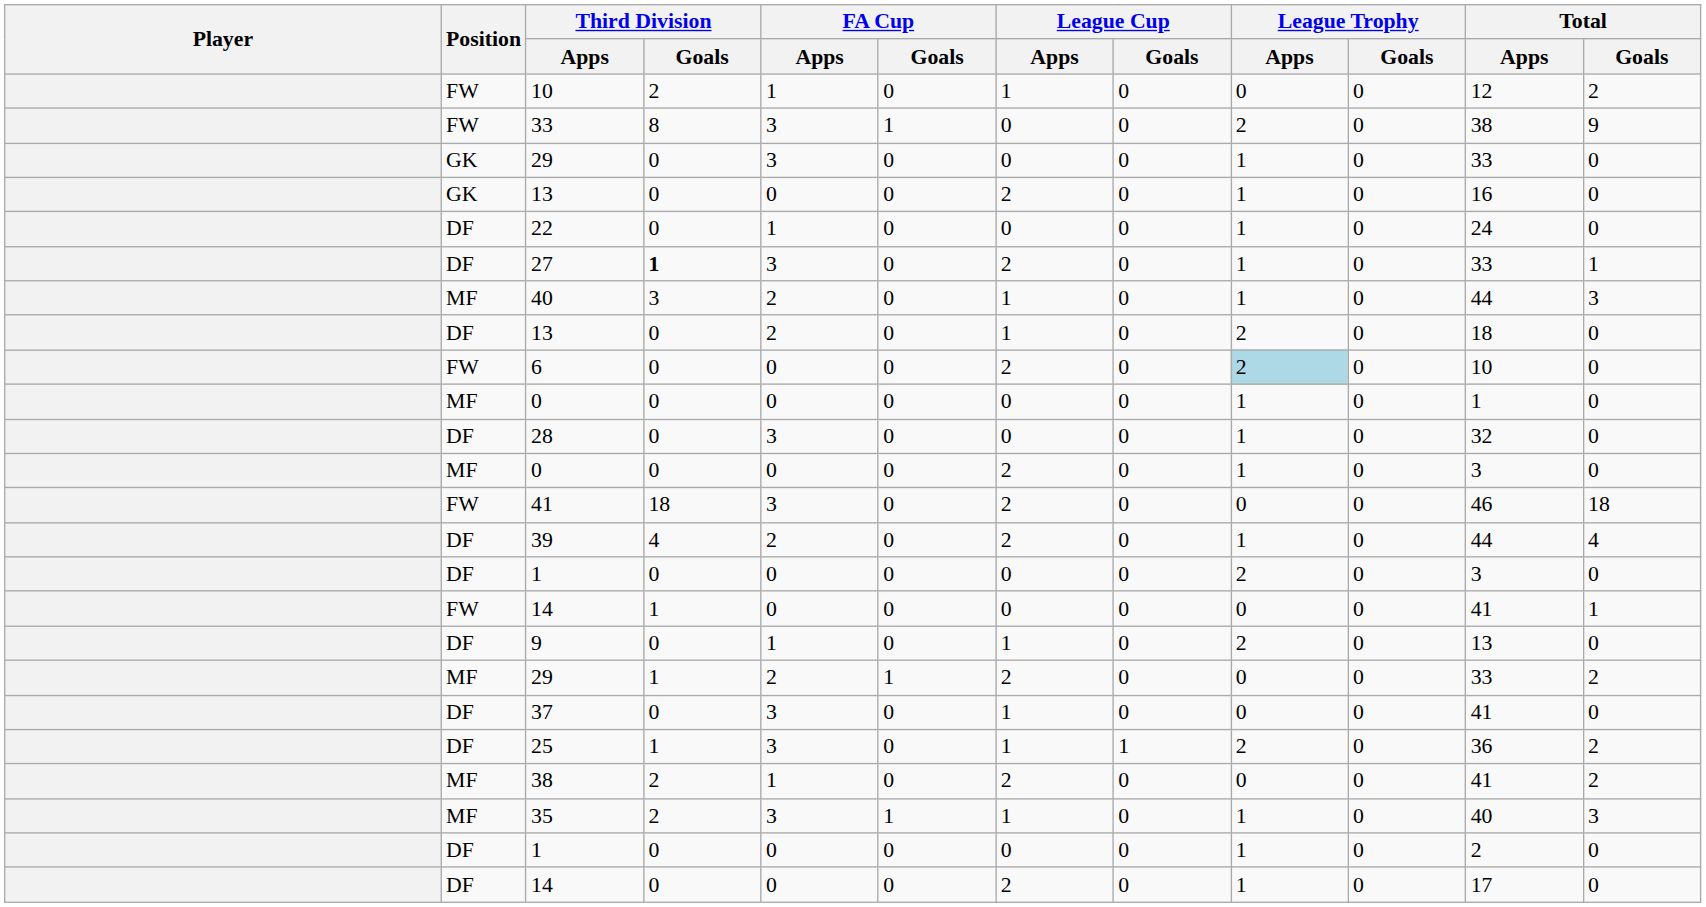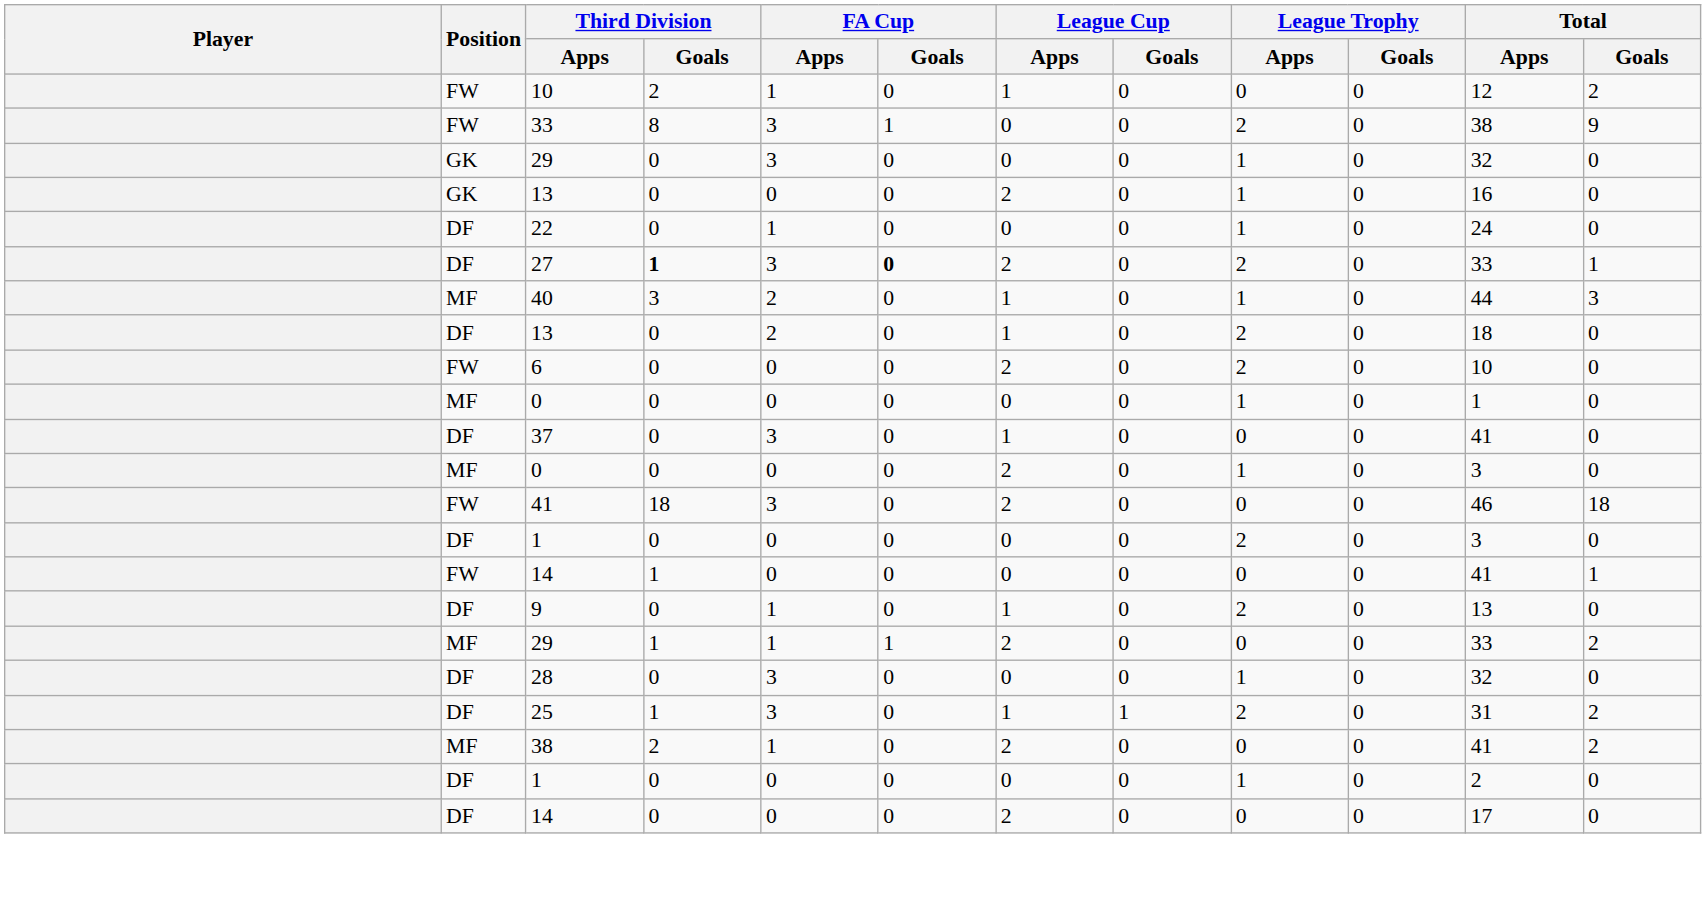(1482, 159) 33 -> (1482, 159) 32
(889, 263) normal -> (889, 263) bold
(1241, 263) 1 -> (1241, 263) 2
(1241, 366) lightblue background -> (1241, 366) no background
rows swapped: (460, 711) <-> (460, 435)
- row: (460, 539)
(771, 677) 2 -> (771, 642) 1
(1482, 746) 36 -> (1482, 711) 31
- row: (462, 815)
(1241, 884) 1 -> (1241, 815) 0
